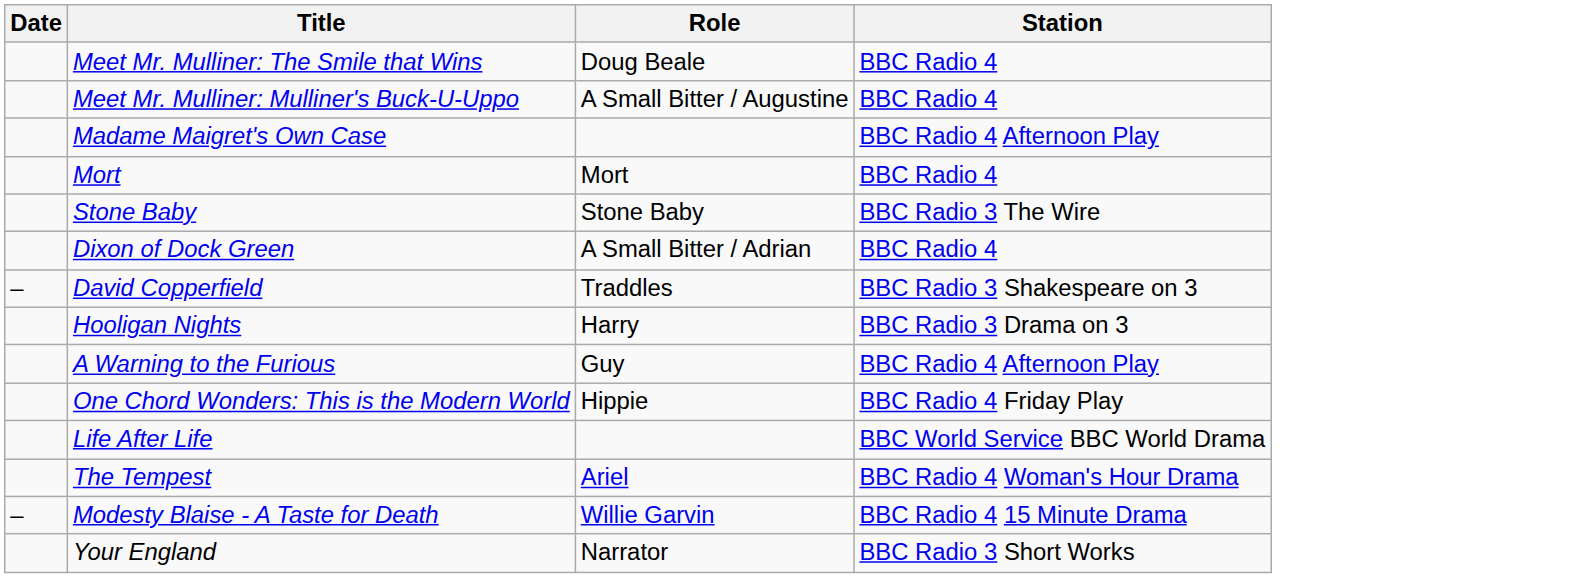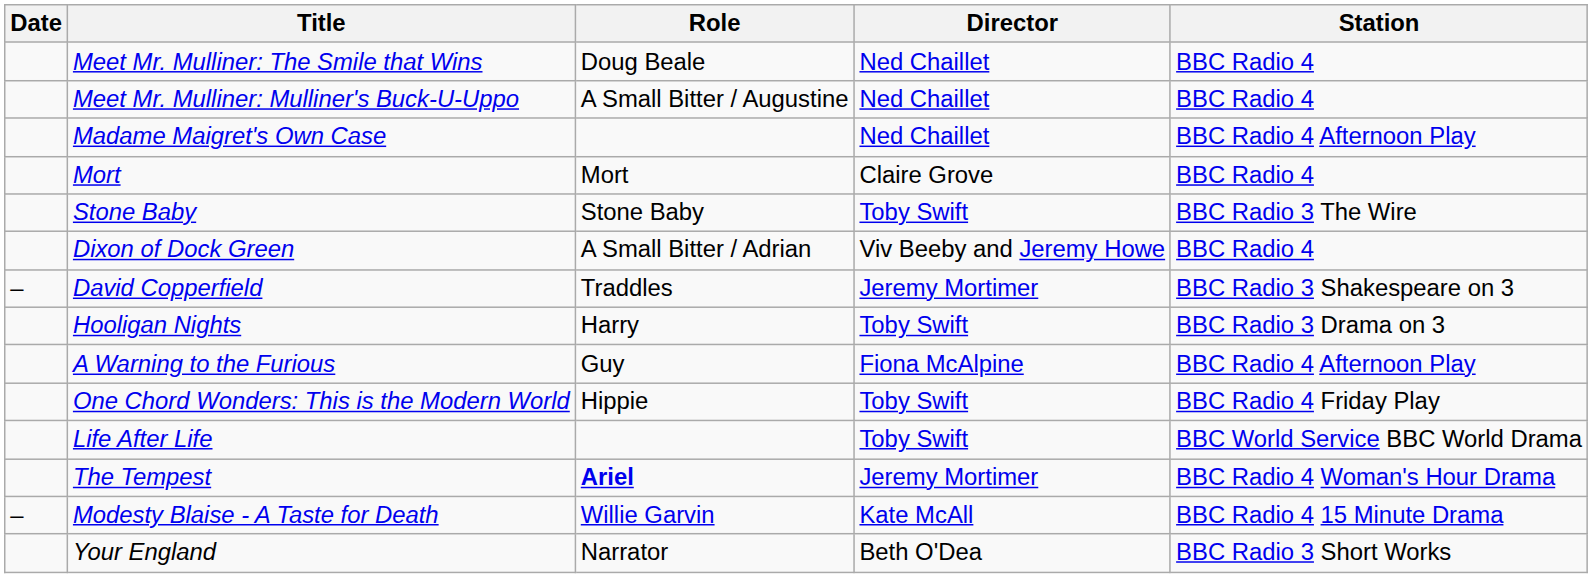+ column: (1012, 23)
(605, 477) normal -> (607, 477) bold
